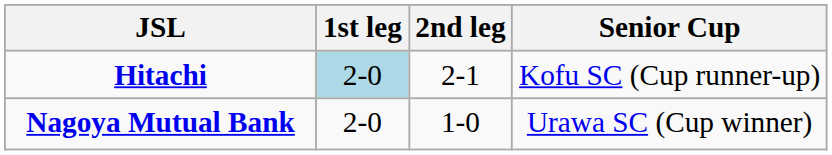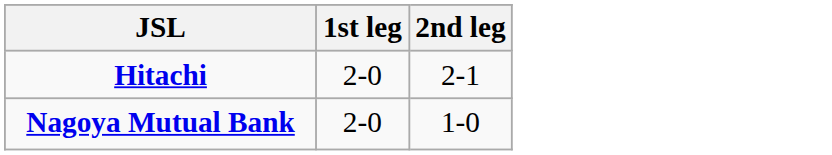- column: (670, 27)
(362, 74) lightblue background -> (362, 74) no background
